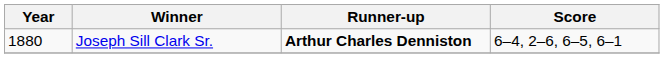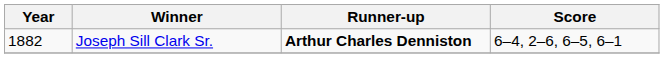(25, 41) 1880 -> (25, 41) 1882
